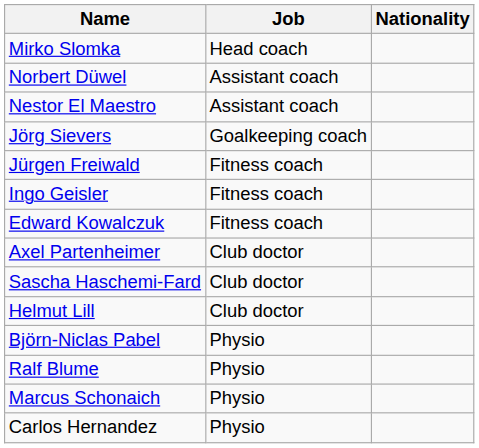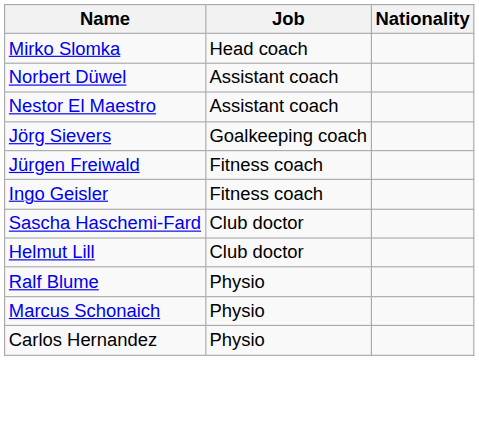- row: (87, 223)
- row: (84, 252)
- row: (84, 340)
